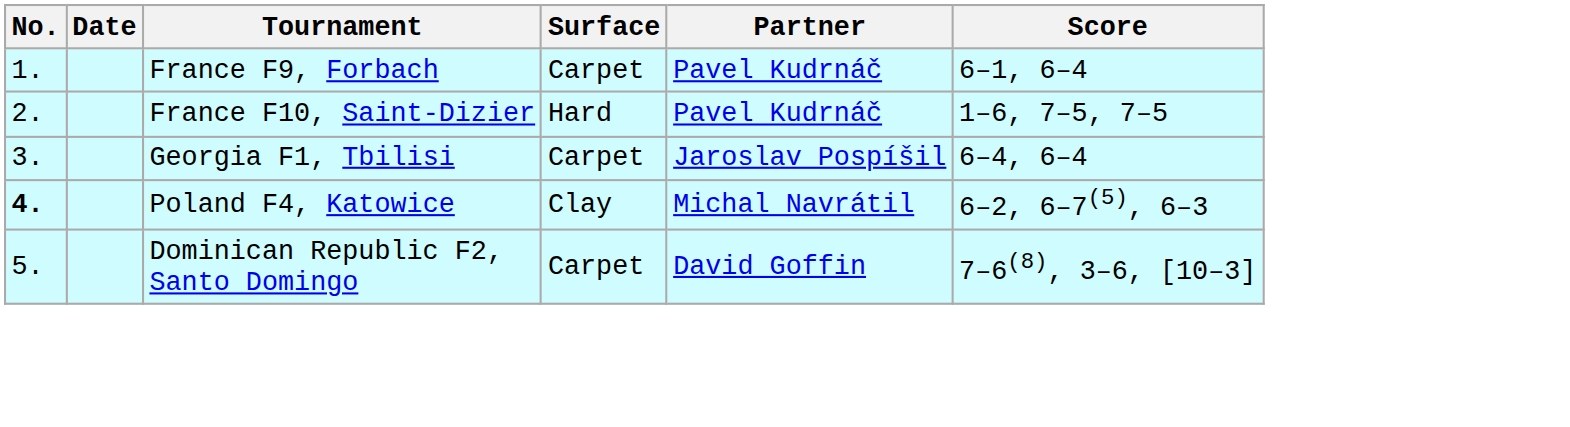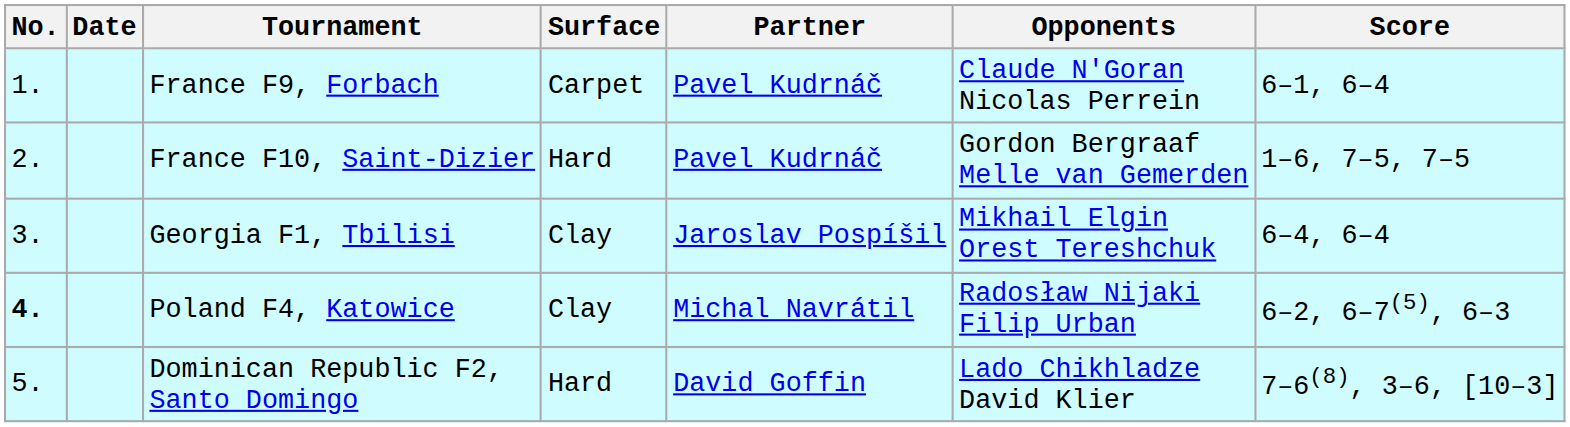+ column: (1104, 27)
(596, 158) Carpet -> (580, 235) Clay
(596, 267) Carpet -> (580, 384) Hard
